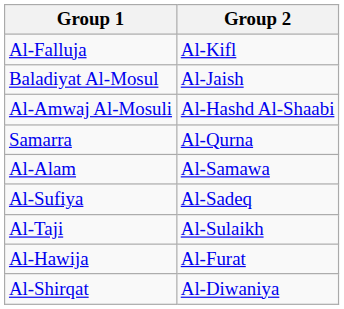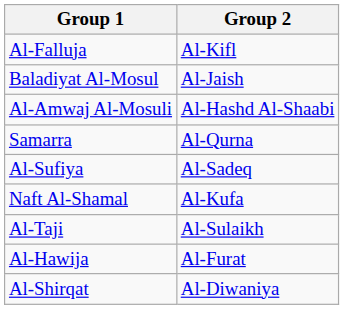- row: (42, 169)
+ row: (68, 199)
